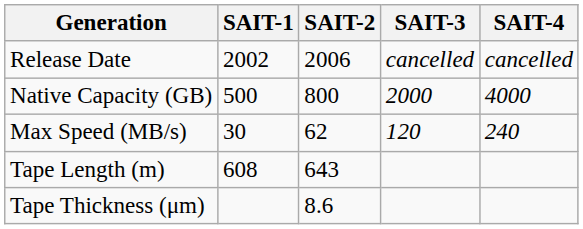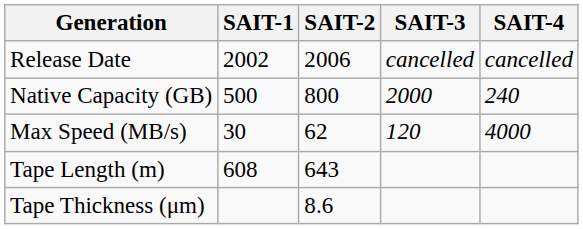(508, 95) 4000 -> (502, 95) 240
(502, 132) 240 -> (508, 132) 4000
